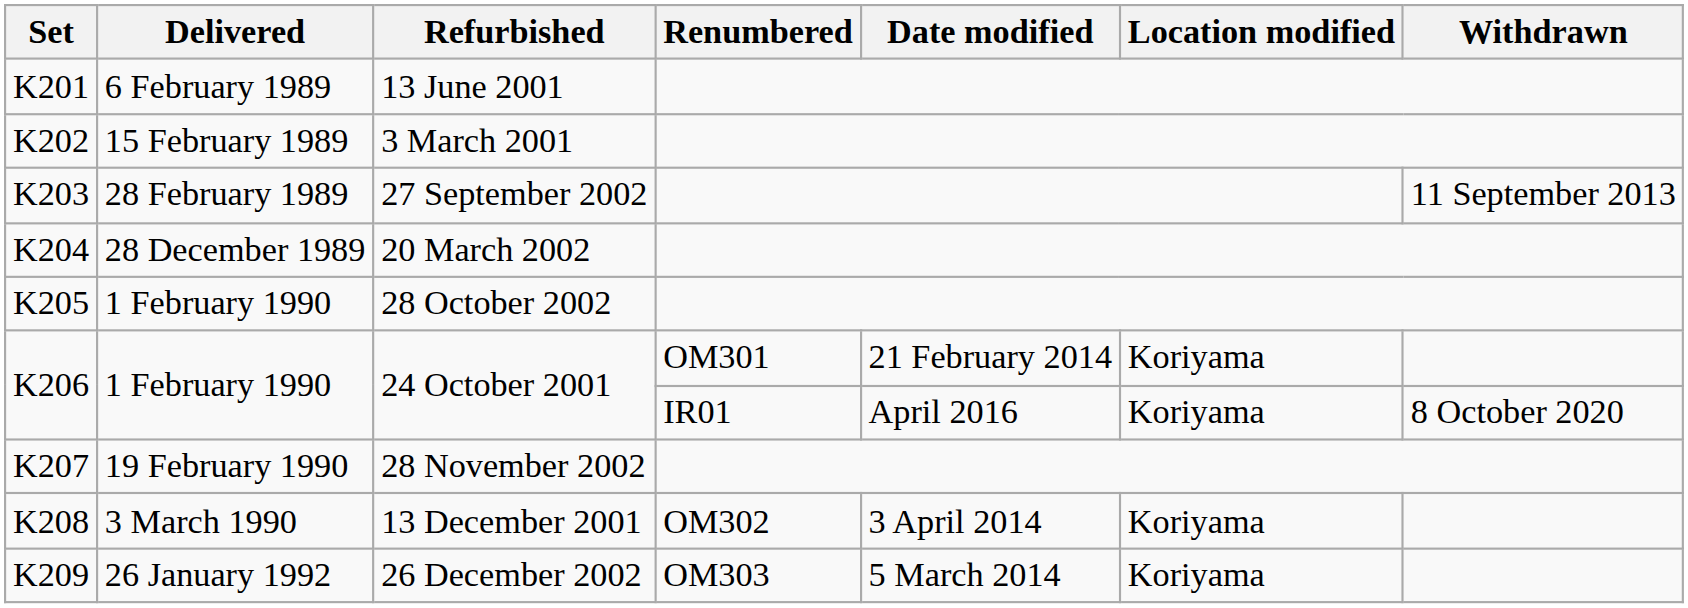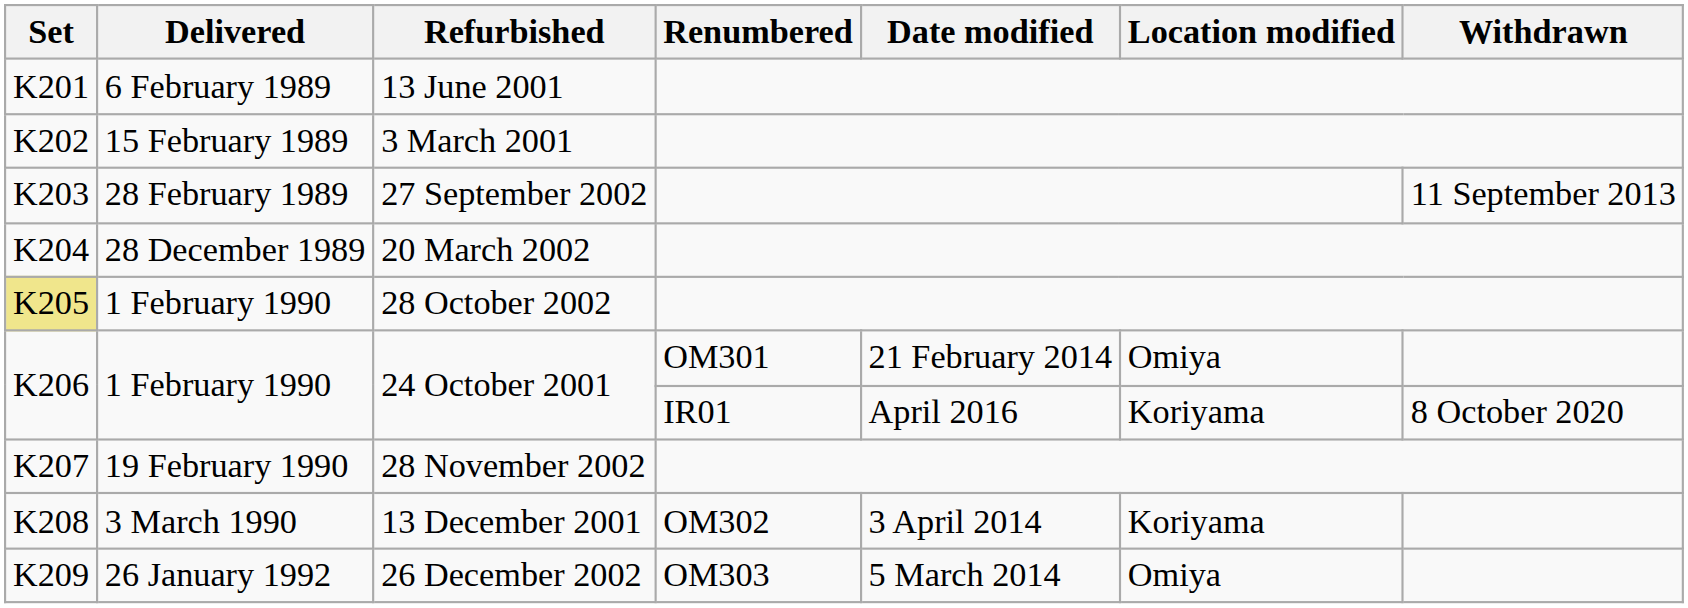(51, 303) no background -> (51, 303) khaki background
(1196, 357) Koriyama -> (1174, 357) Omiya
(1196, 574) Koriyama -> (1174, 574) Omiya
